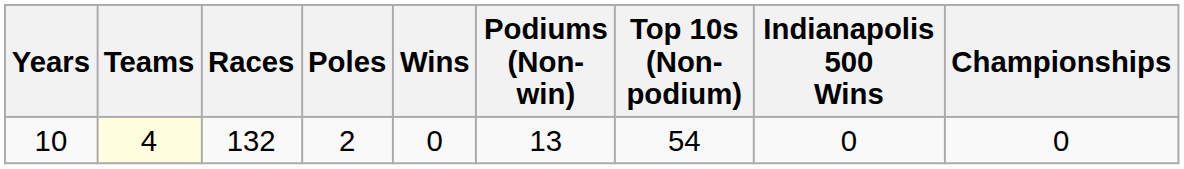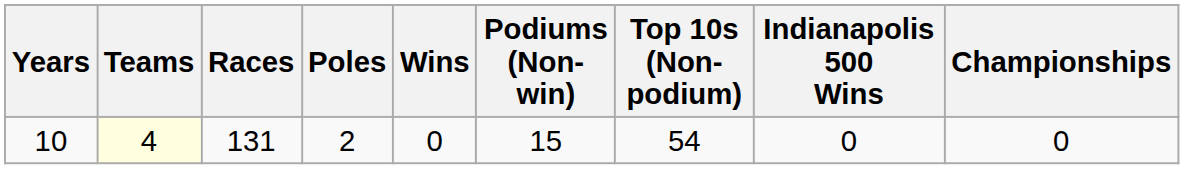(251, 140) 132 -> (251, 140) 131
(546, 140) 13 -> (546, 140) 15
